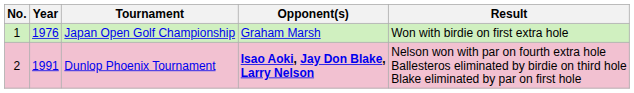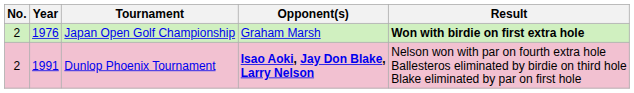(17, 33) 1 -> (17, 33) 2
(480, 33) normal -> (488, 33) bold
